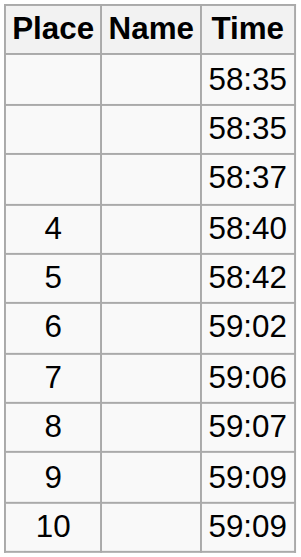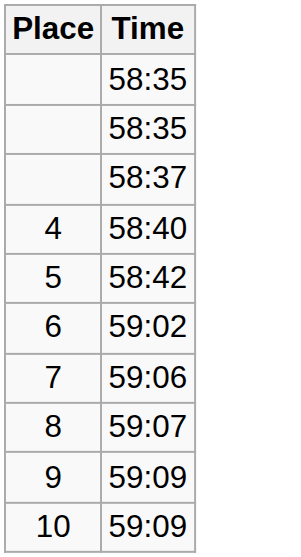- column: (151, 29)
